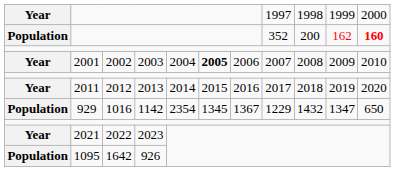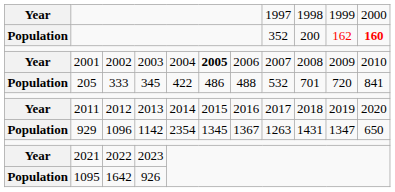+ row: (38, 82)
(119, 108) 1016 -> (119, 129) 1096
(278, 108) 1229 -> (278, 129) 1263
(310, 108) 1432 -> (310, 129) 1431
